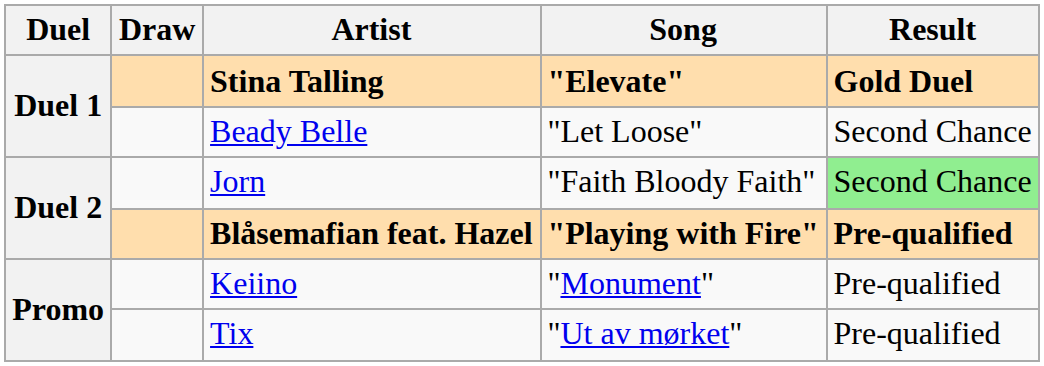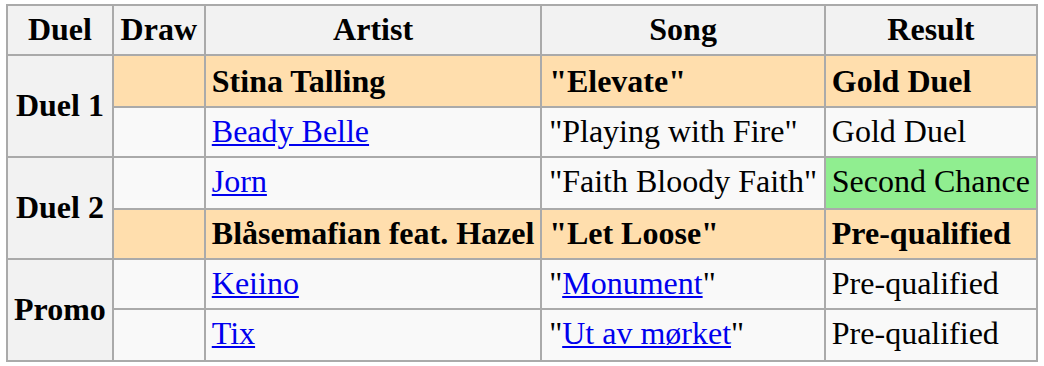(625, 131) "Let Loose" -> (673, 131) "Playing with Fire"
(933, 131) Second Chance -> (899, 131) Gold Duel
(683, 232) "Playing with Fire" -> (634, 232) "Let Loose"
